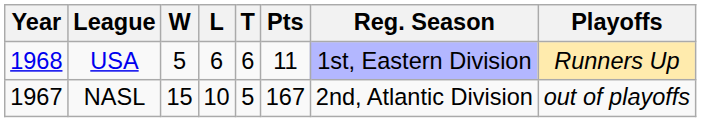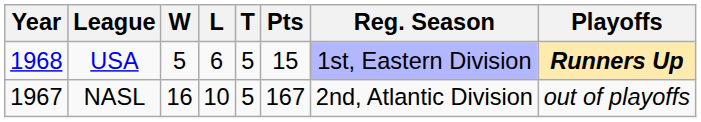(248, 60) 6 -> (248, 60) 5
(285, 60) 11 -> (285, 60) 15
(617, 60) normal -> (617, 60) bold
(180, 97) 15 -> (180, 97) 16
